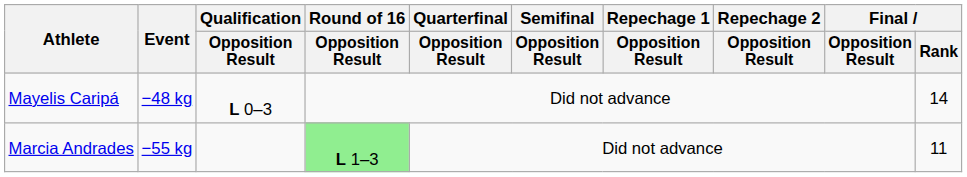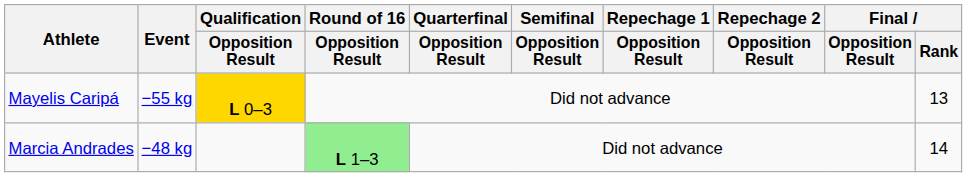(167, 98) −48 kg -> (167, 98) −55 kg
(251, 110) no background -> (251, 110) gold background
(939, 98) 14 -> (939, 98) 13
(167, 148) −55 kg -> (167, 148) −48 kg
(939, 148) 11 -> (939, 148) 14
